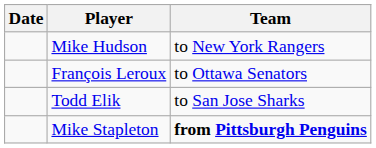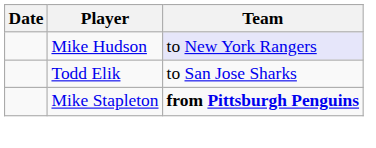(249, 45) no background -> (242, 45) lavender background
- row: (109, 73)
